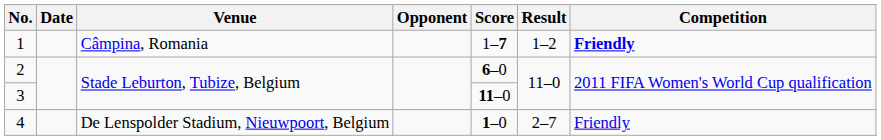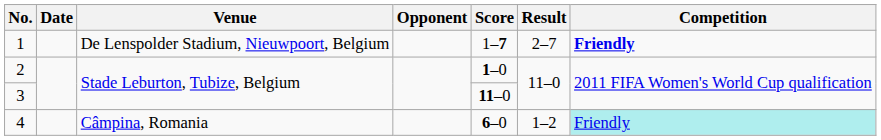(144, 43) Câmpina, Romania -> (235, 43) De Lenspolder Stadium, Nieuwpoort, Belgium
(544, 43) 1–2 -> (544, 43) 2–7
(494, 69) 6–0 -> (494, 69) 1–0
(235, 122) De Lenspolder Stadium, Nieuwpoort, Belgium -> (144, 122) Câmpina, Romania
(494, 122) 1–0 -> (494, 122) 6–0
(544, 122) 2–7 -> (544, 122) 1–2
(602, 122) no background -> (602, 122) paleturquoise background
